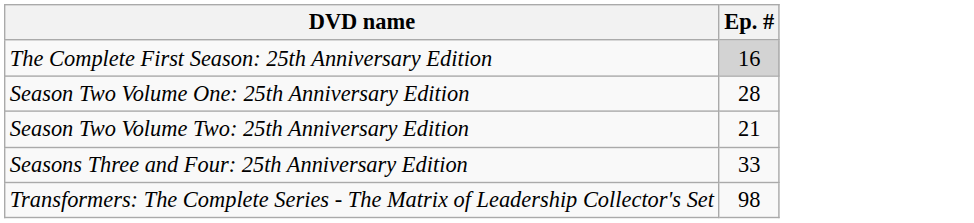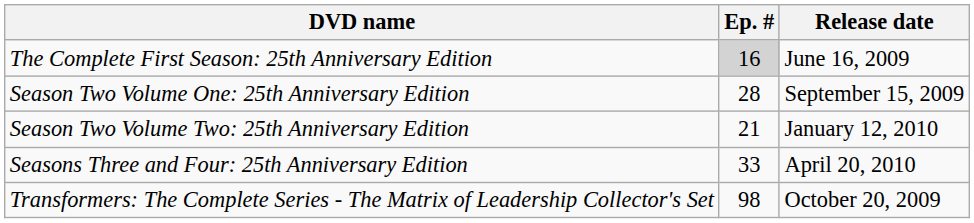+ column: (874, 22)
